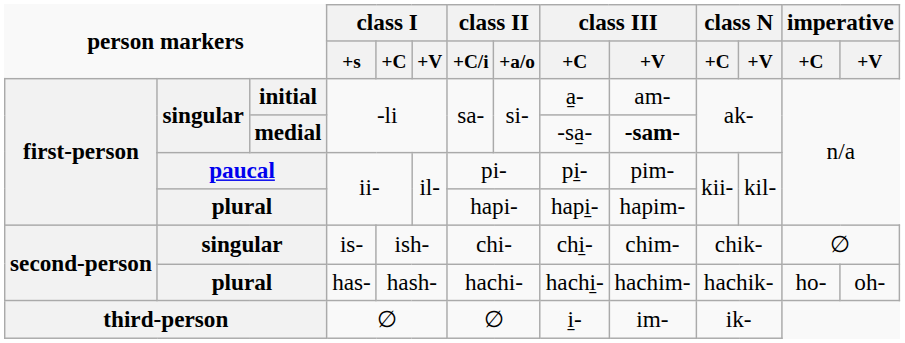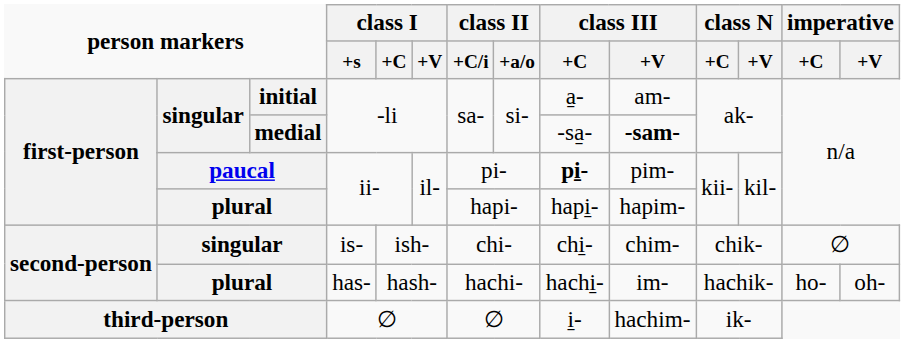(575, 170) normal -> (575, 170) bold
(652, 281) hachim- -> (652, 281) im-
(652, 319) im- -> (652, 319) hachim-
